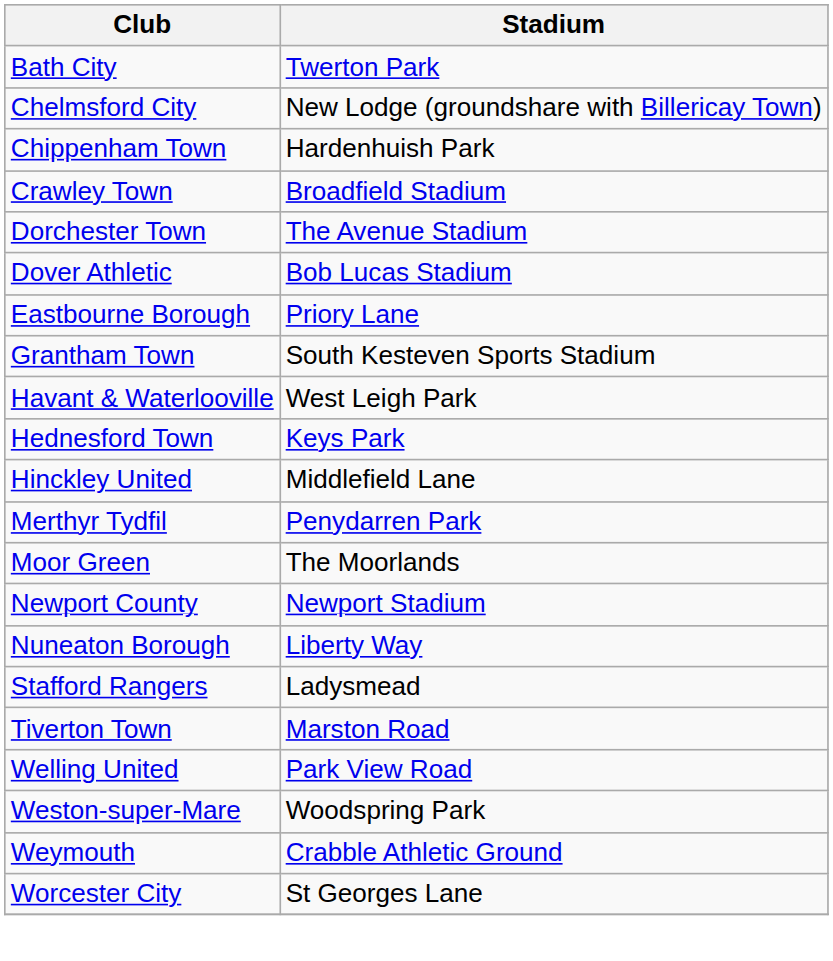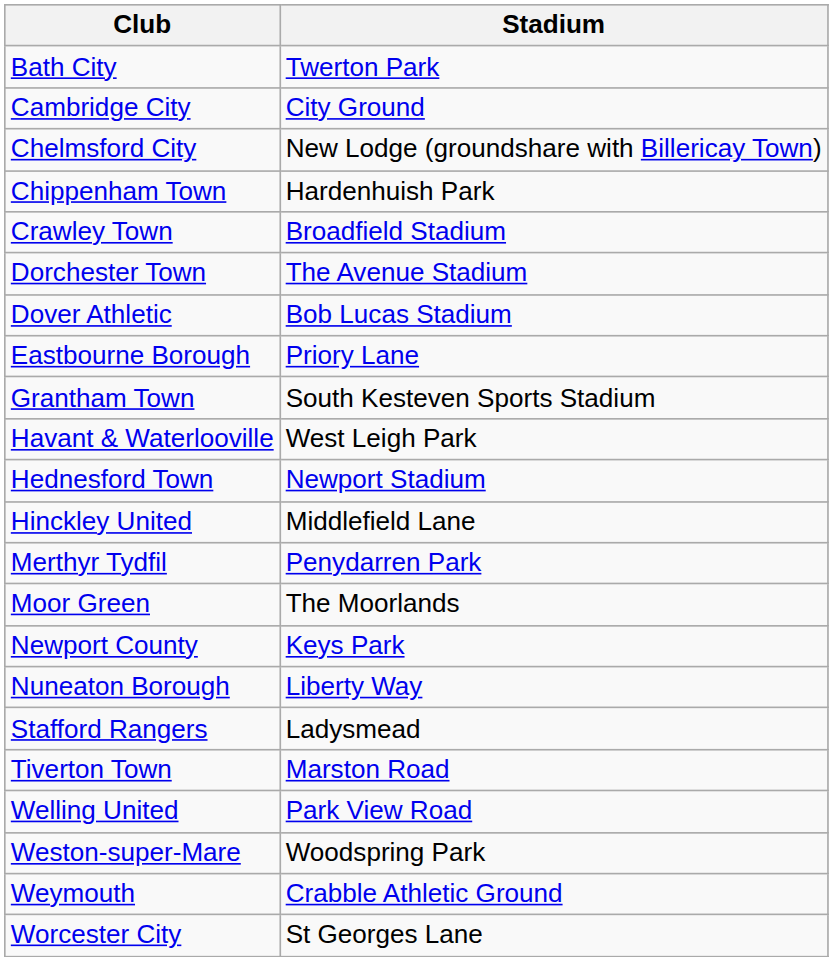+ row: (101, 107)
(345, 438) Keys Park -> (386, 480) Newport Stadium
(386, 604) Newport Stadium -> (345, 645) Keys Park
